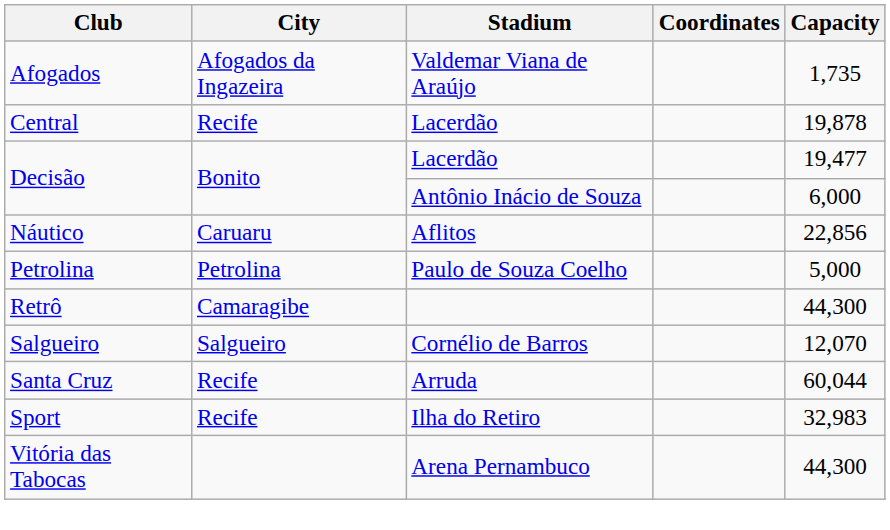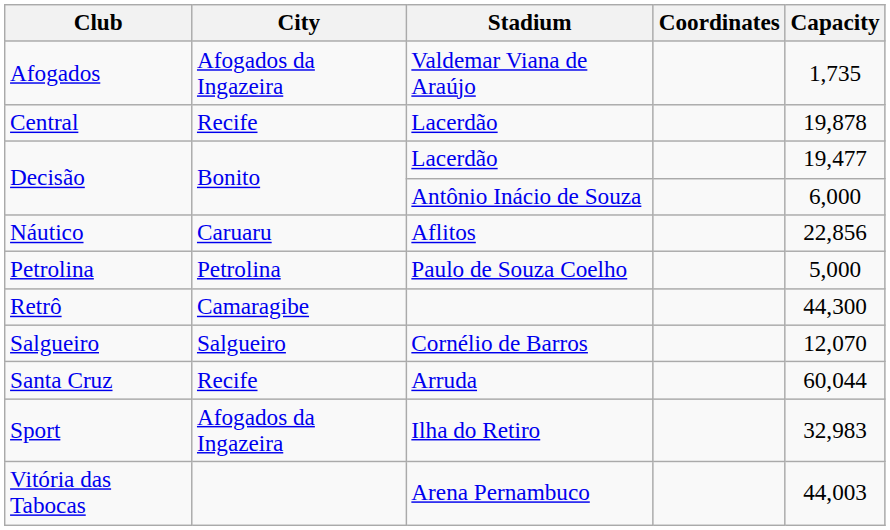(227, 416) Recife -> (256, 429) Afogados da Ingazeira
(835, 466) 44,300 -> (835, 492) 44,003
